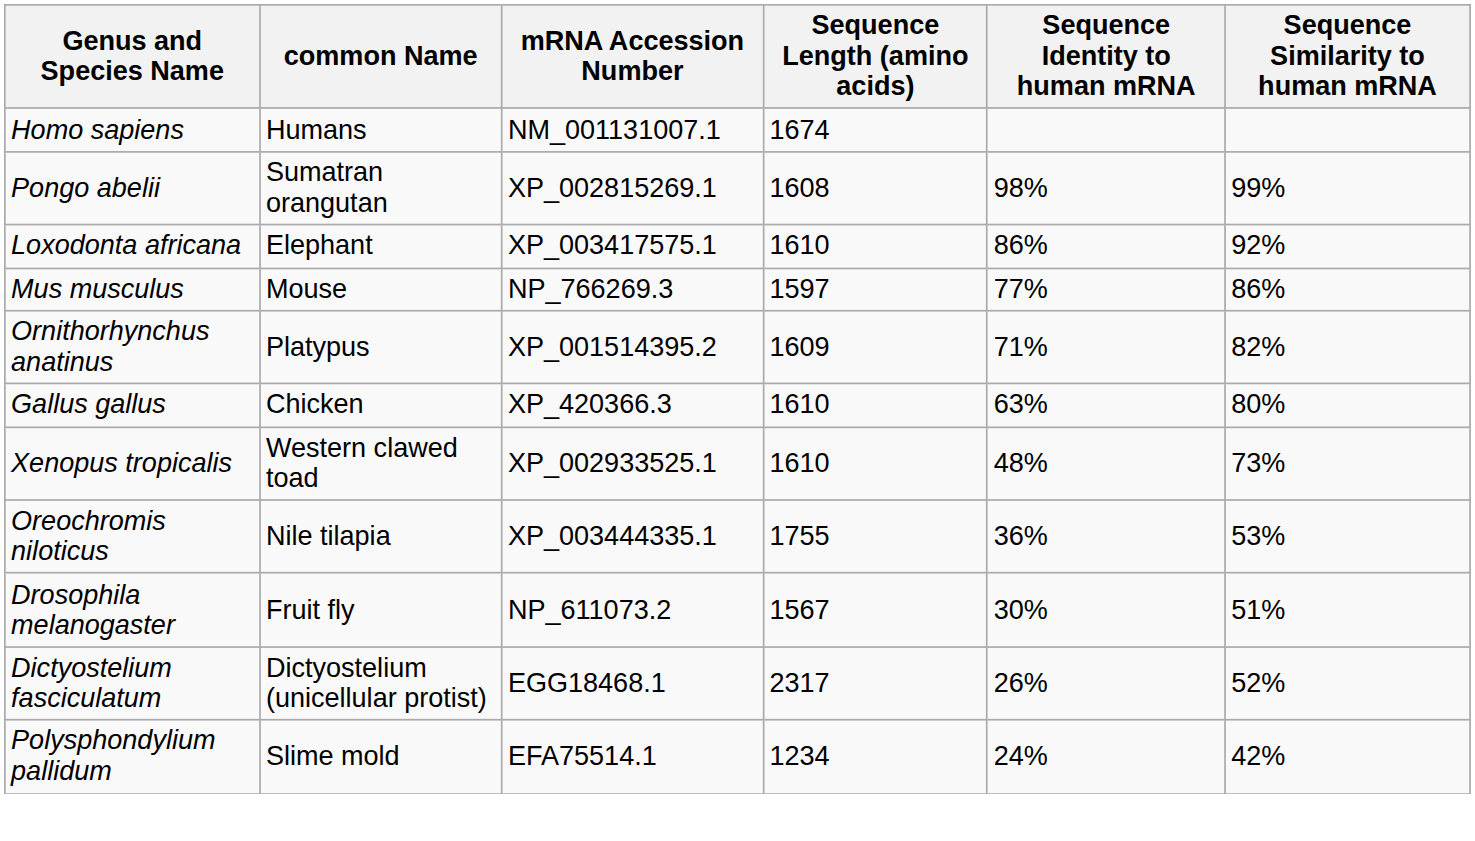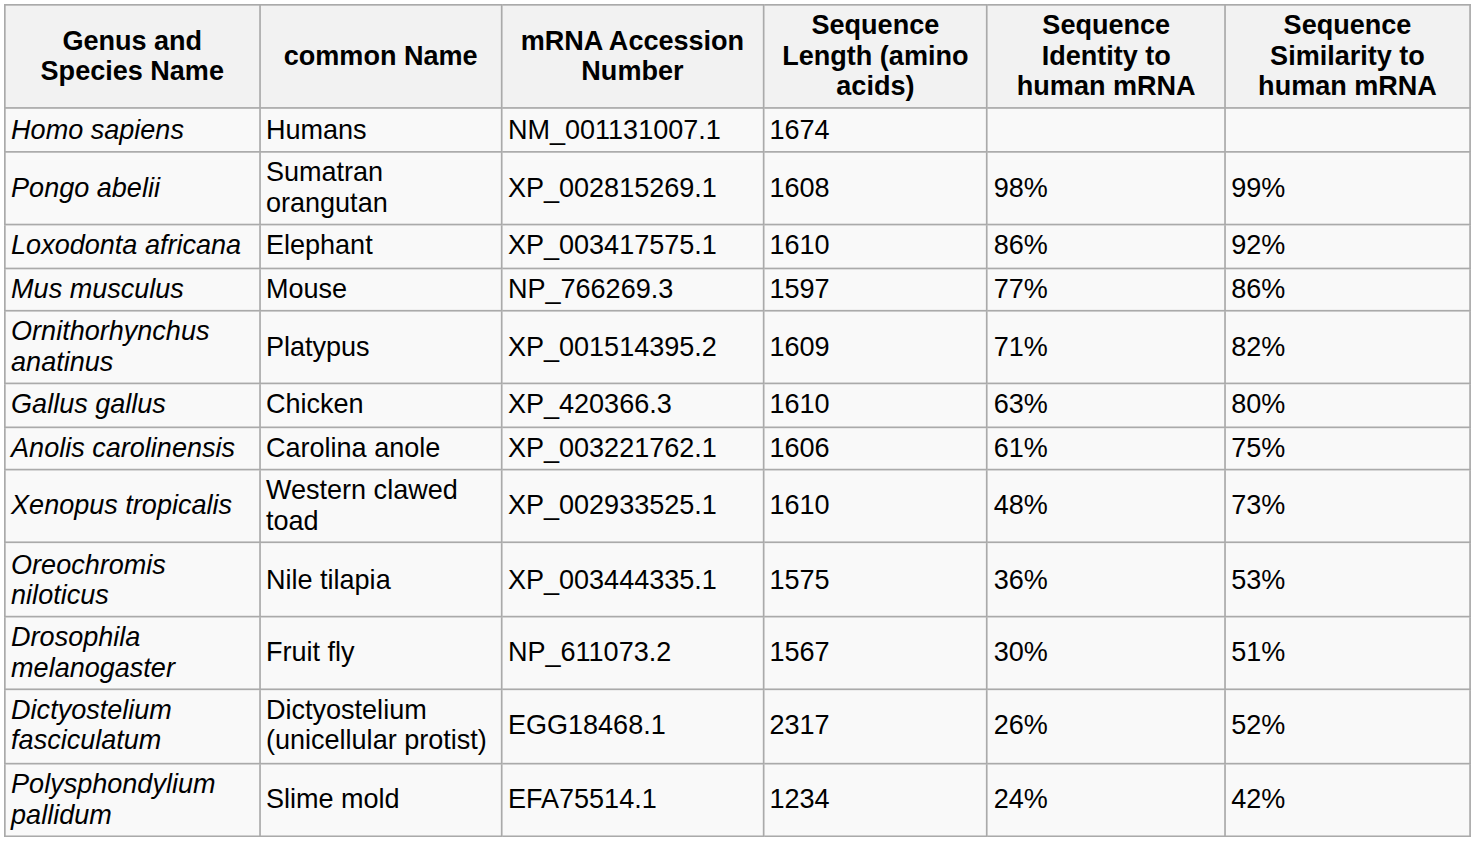+ row: (123, 447)
(800, 536) 1755 -> (800, 579) 1575
